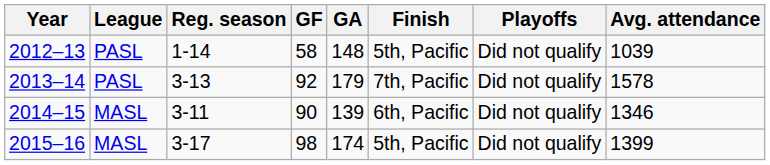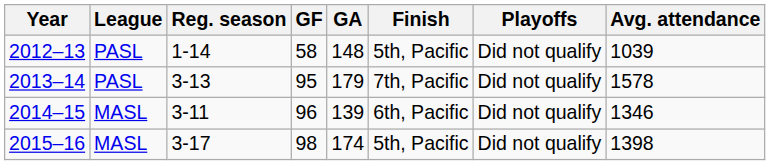(306, 81) 92 -> (306, 81) 95
(306, 112) 90 -> (306, 112) 96
(632, 143) 1399 -> (632, 143) 1398
